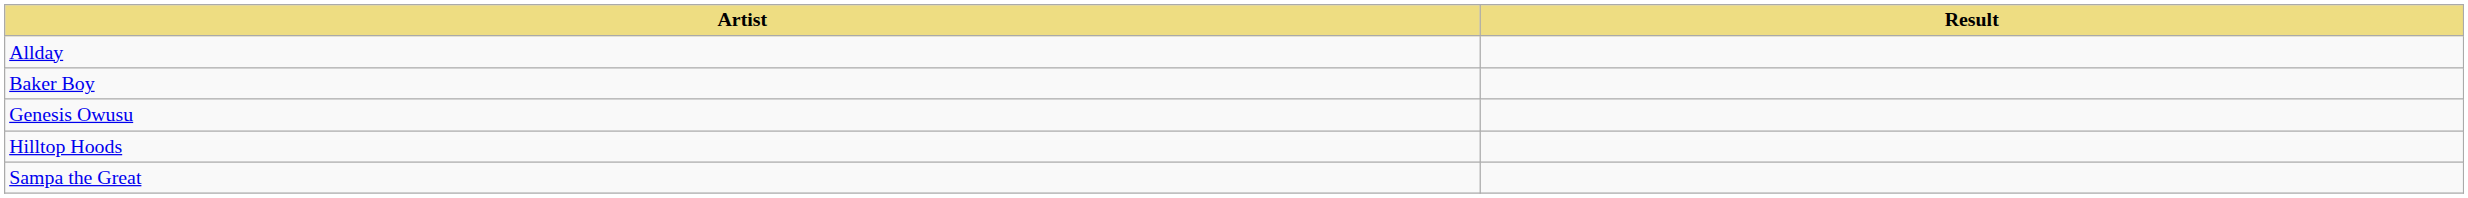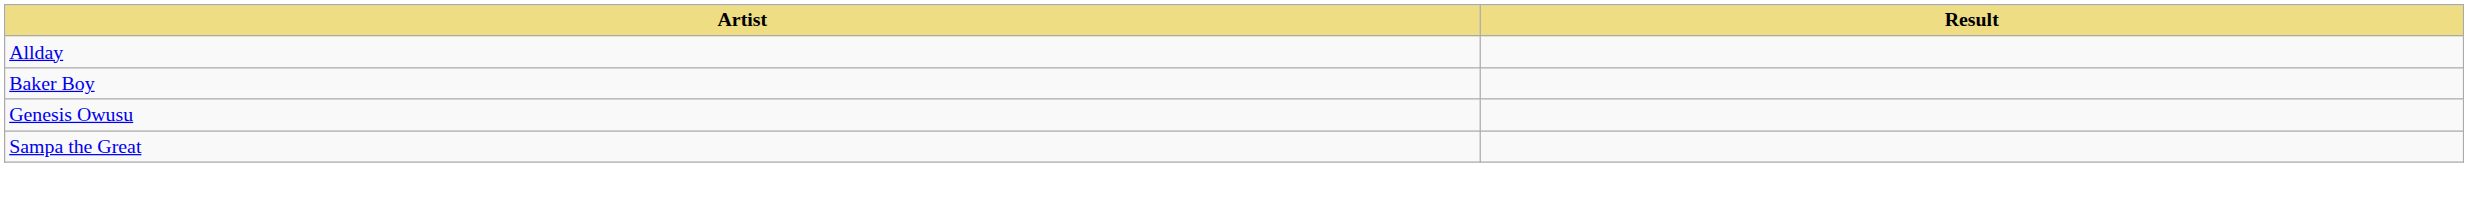- row: (66, 146)
